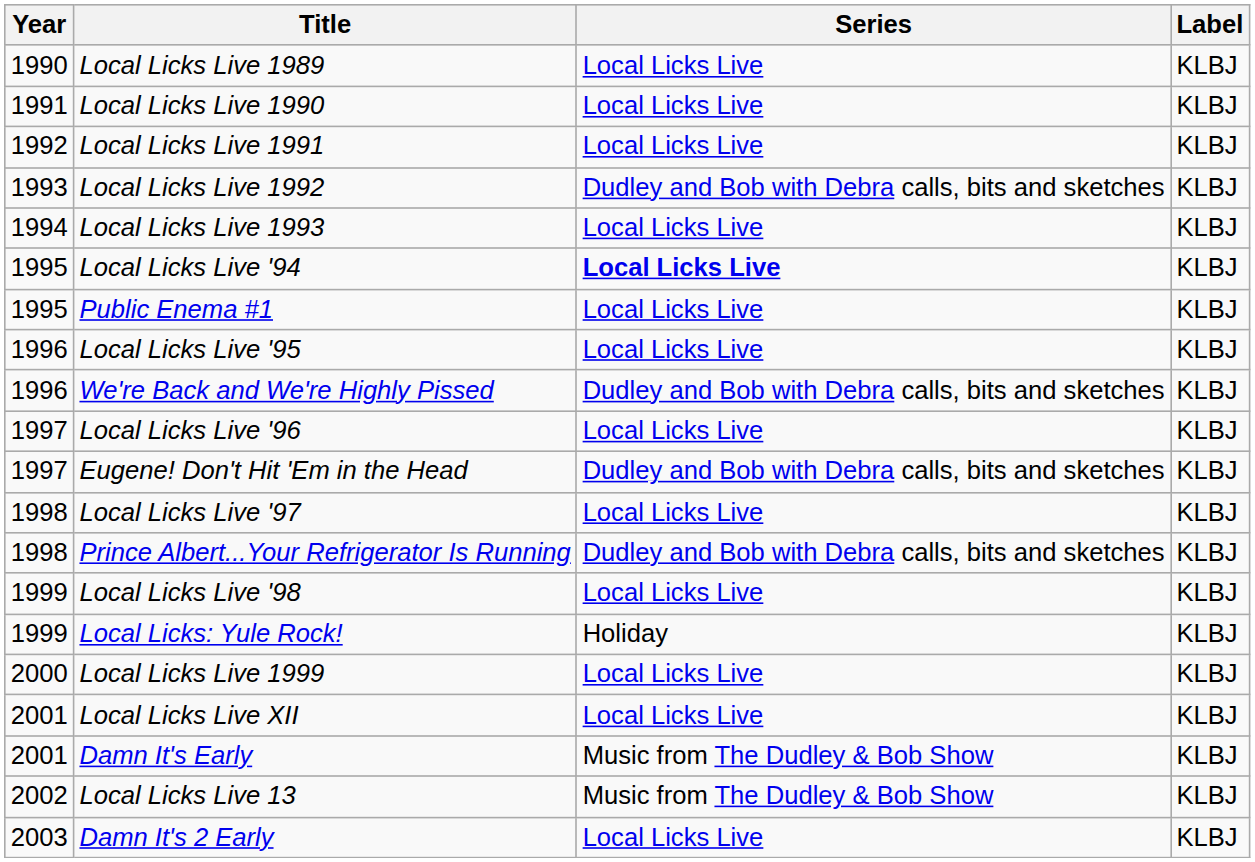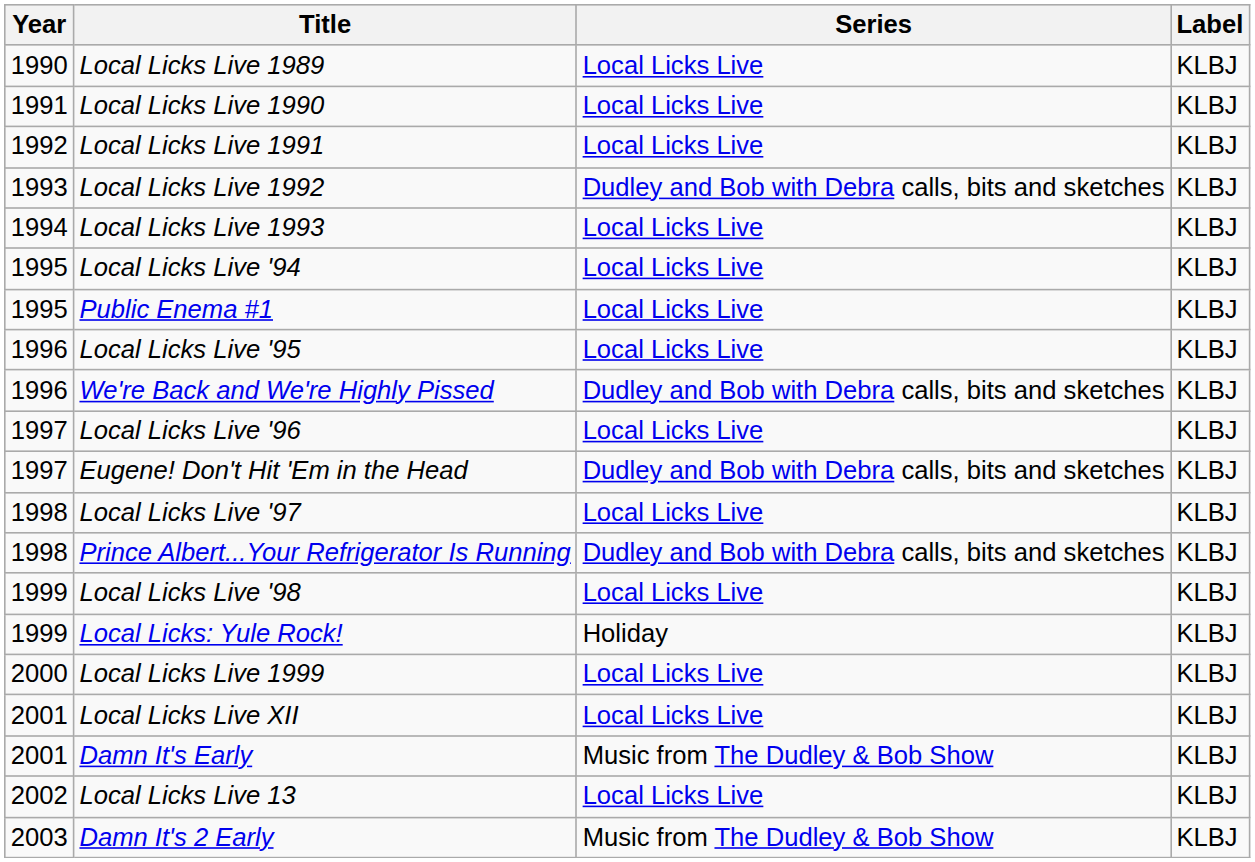(682, 268) bold -> (673, 268) normal
(788, 796) Music from The Dudley & Bob Show -> (673, 796) Local Licks Live
(673, 836) Local Licks Live -> (788, 836) Music from The Dudley & Bob Show
